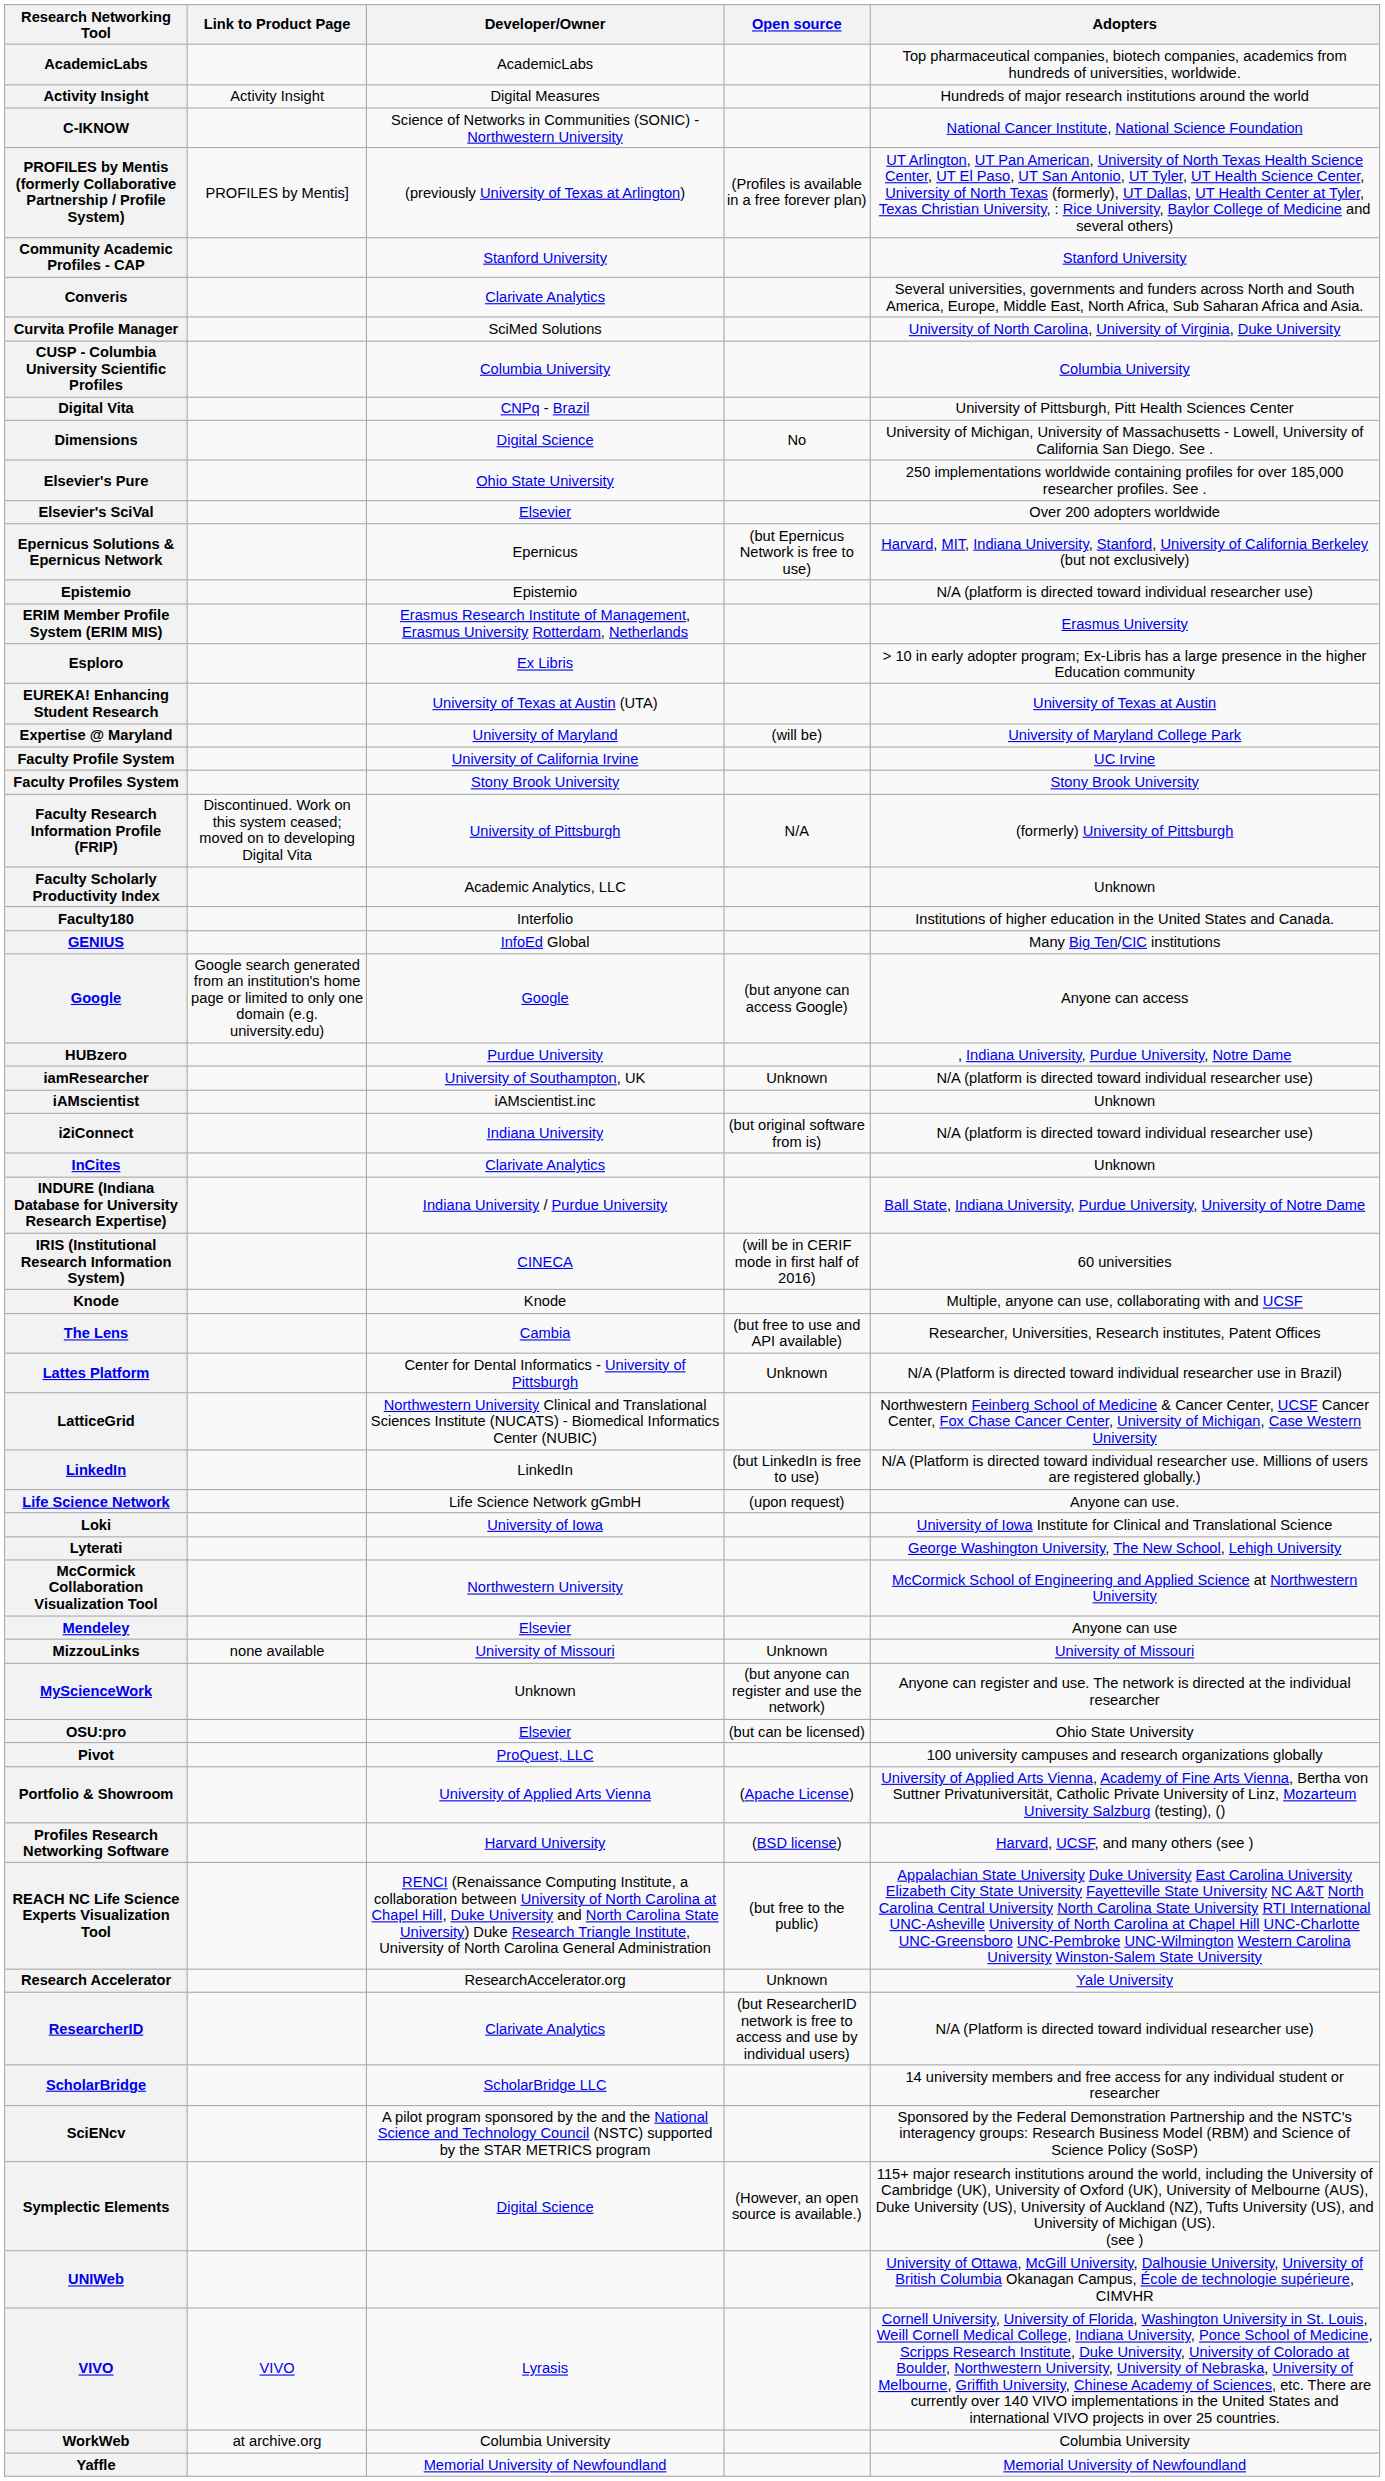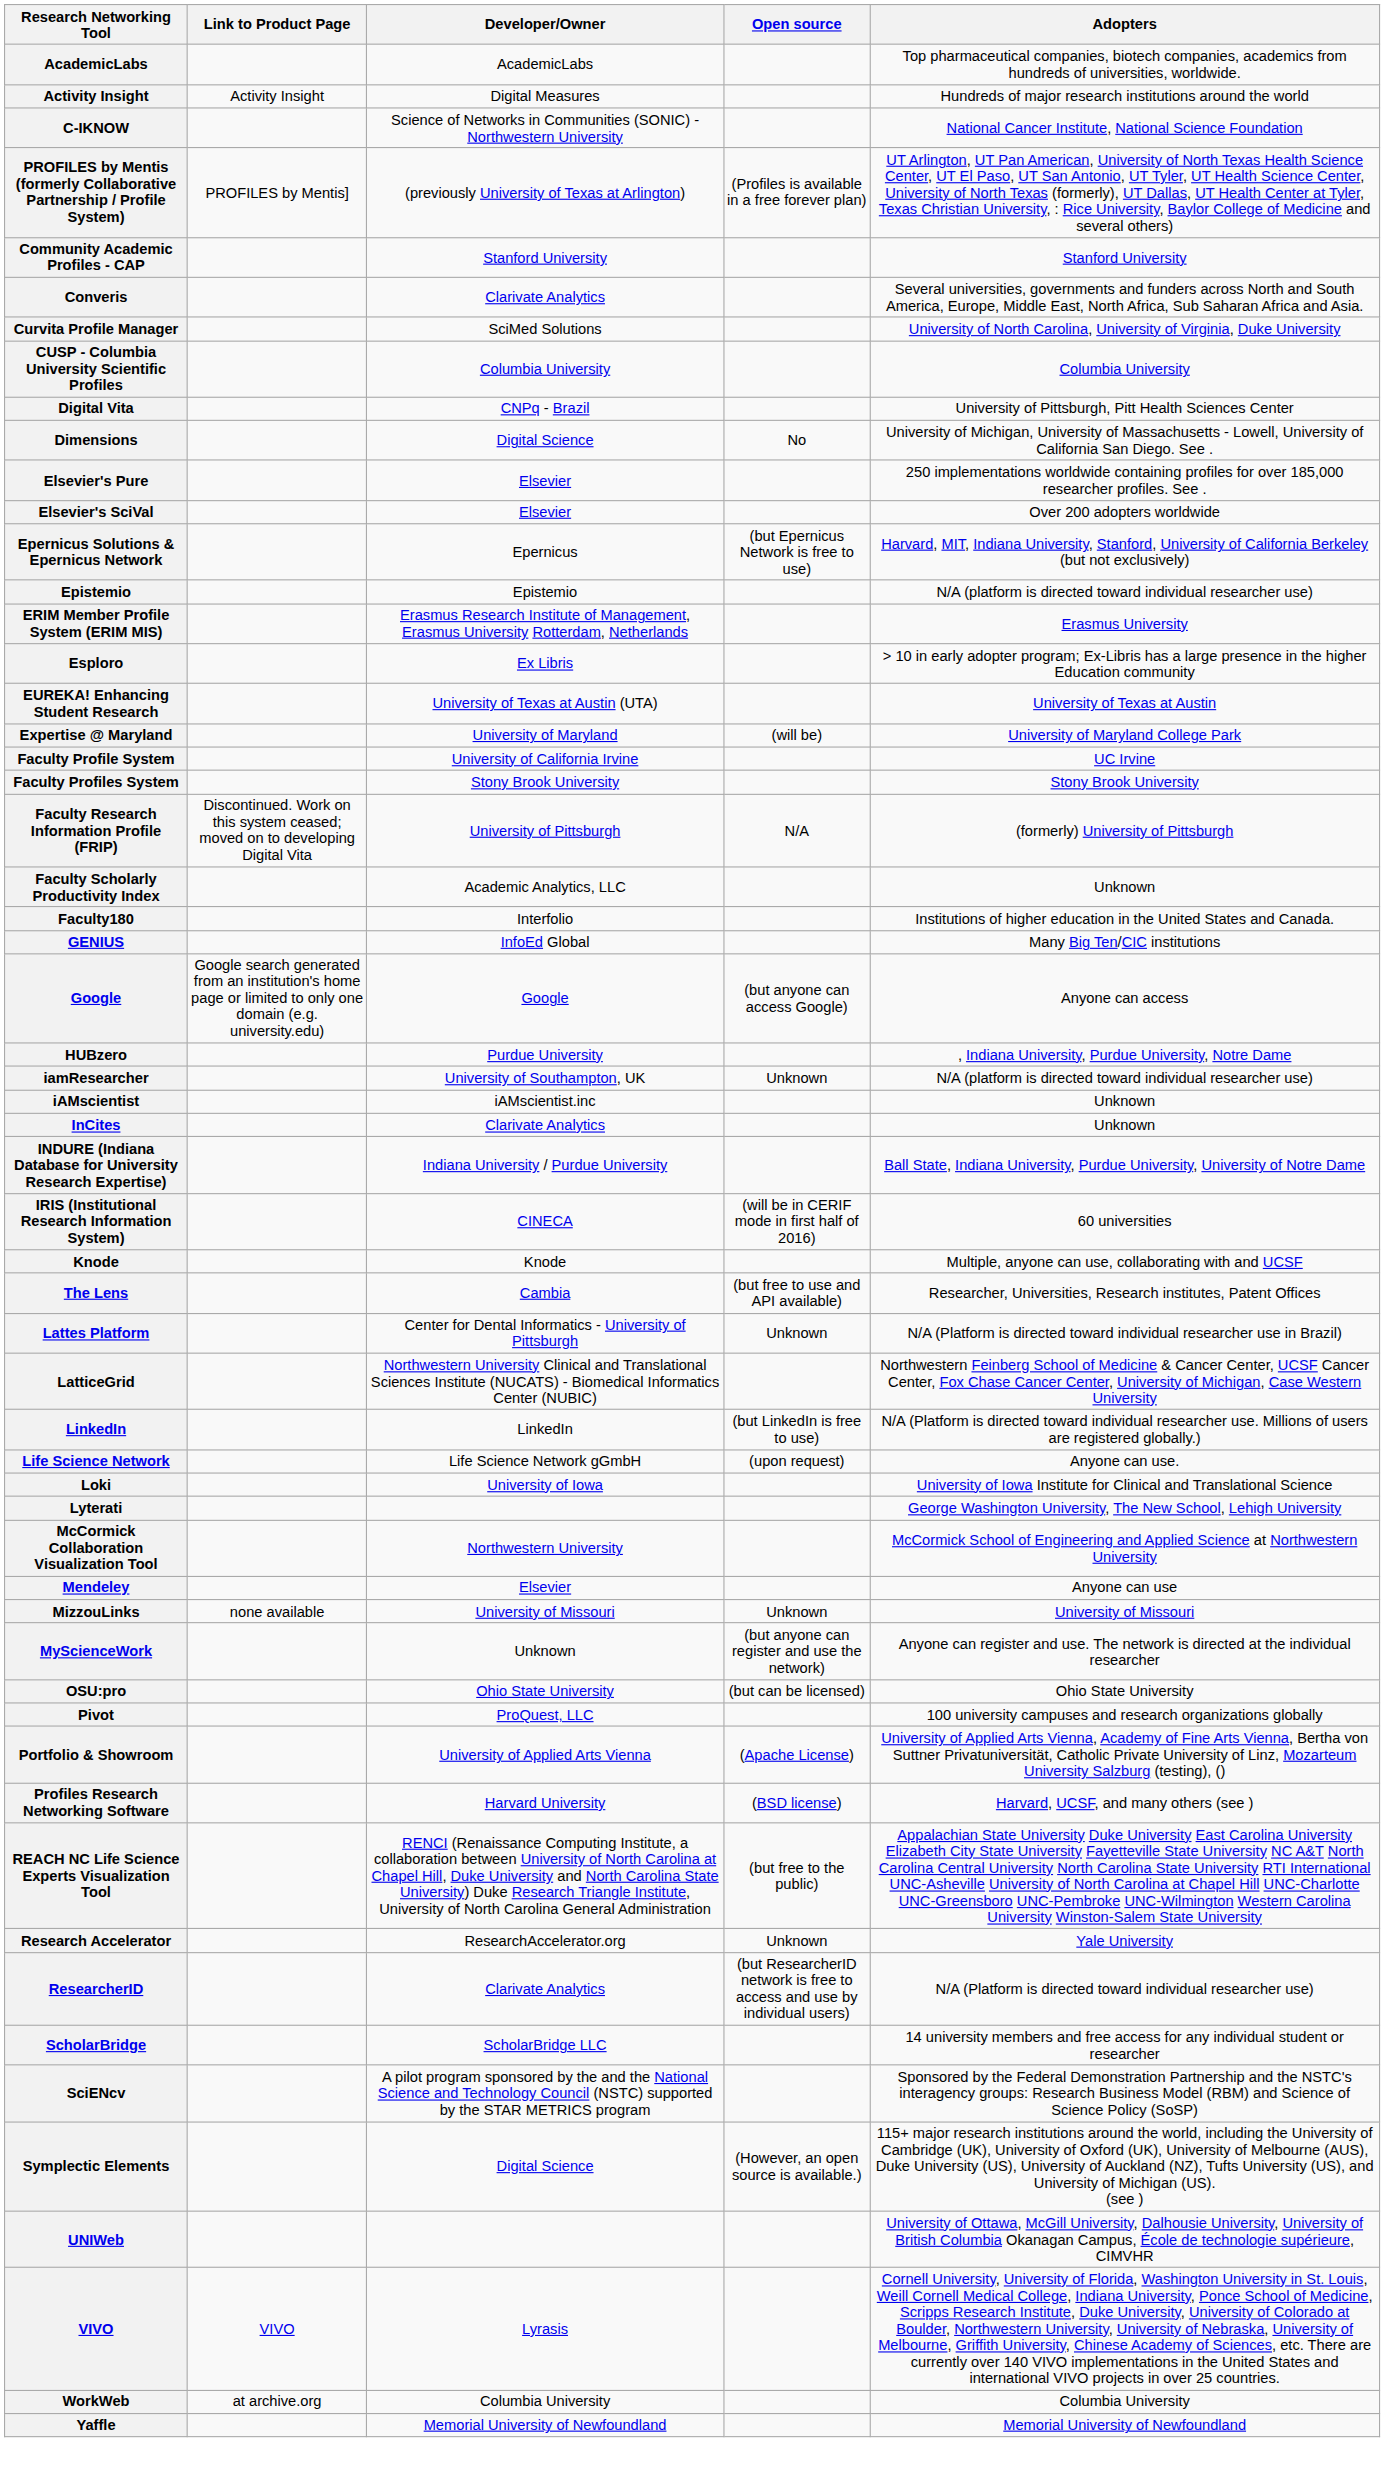(545, 481) Ohio State University -> (545, 481) Elsevier
- row: (96, 1134)
(545, 1732) Elsevier -> (545, 1692) Ohio State University
